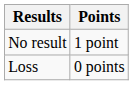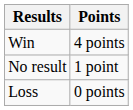+ row: (21, 42)
